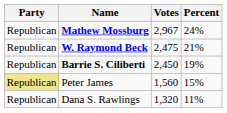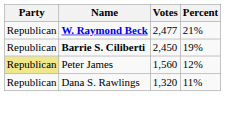- row: (105, 30)
(166, 47) 2,475 -> (165, 30) 2,477
(194, 82) 15% -> (193, 64) 12%
